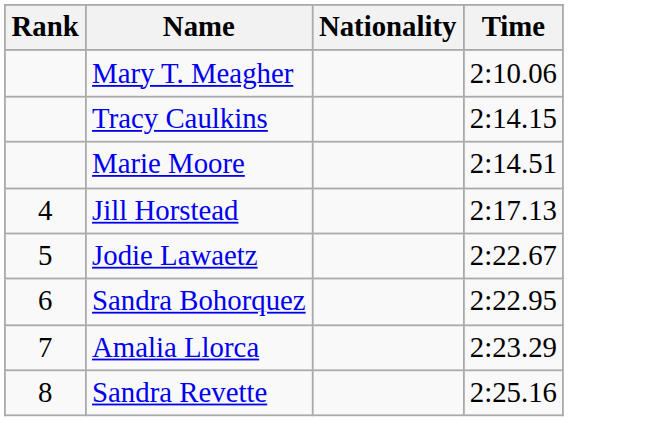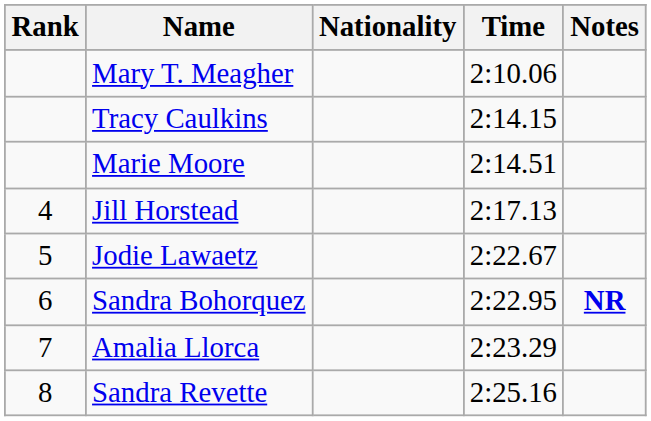+ column: (605, 27)
